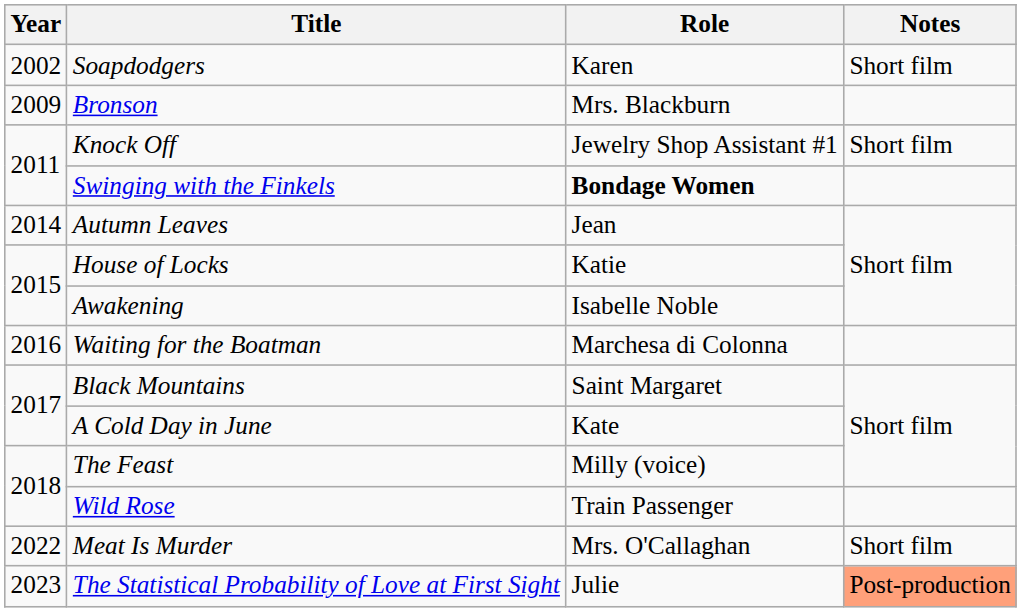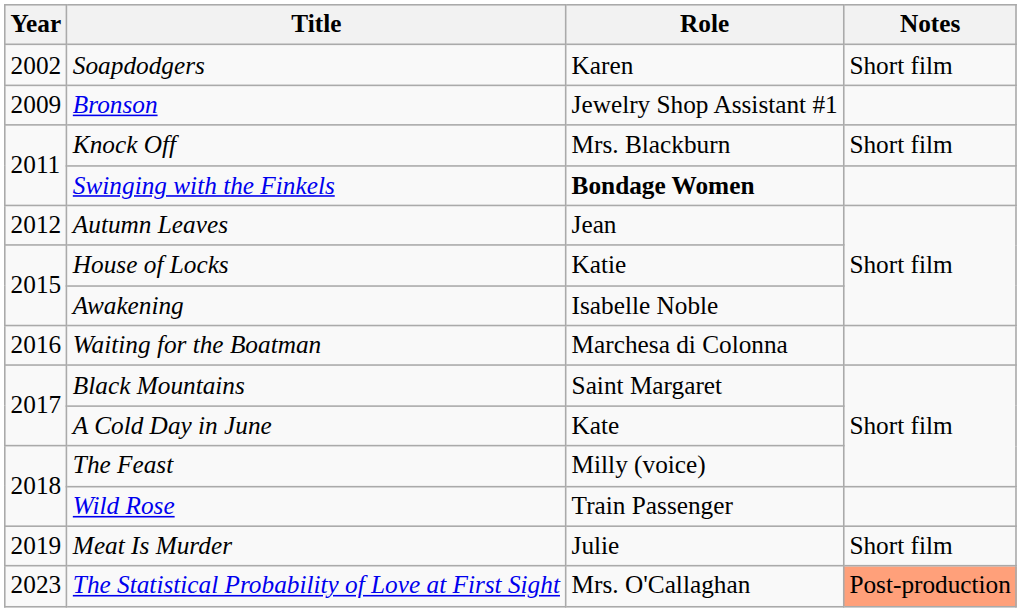(651, 104) Mrs. Blackburn -> (705, 104) Jewelry Shop Assistant #1
(705, 144) Jewelry Shop Assistant #1 -> (651, 144) Mrs. Blackburn
(36, 225) 2014 -> (36, 225) 2012
(36, 545) 2022 -> (36, 545) 2019
(661, 545) Mrs. O'Callaghan -> (595, 545) Julie
(595, 585) Julie -> (661, 585) Mrs. O'Callaghan
